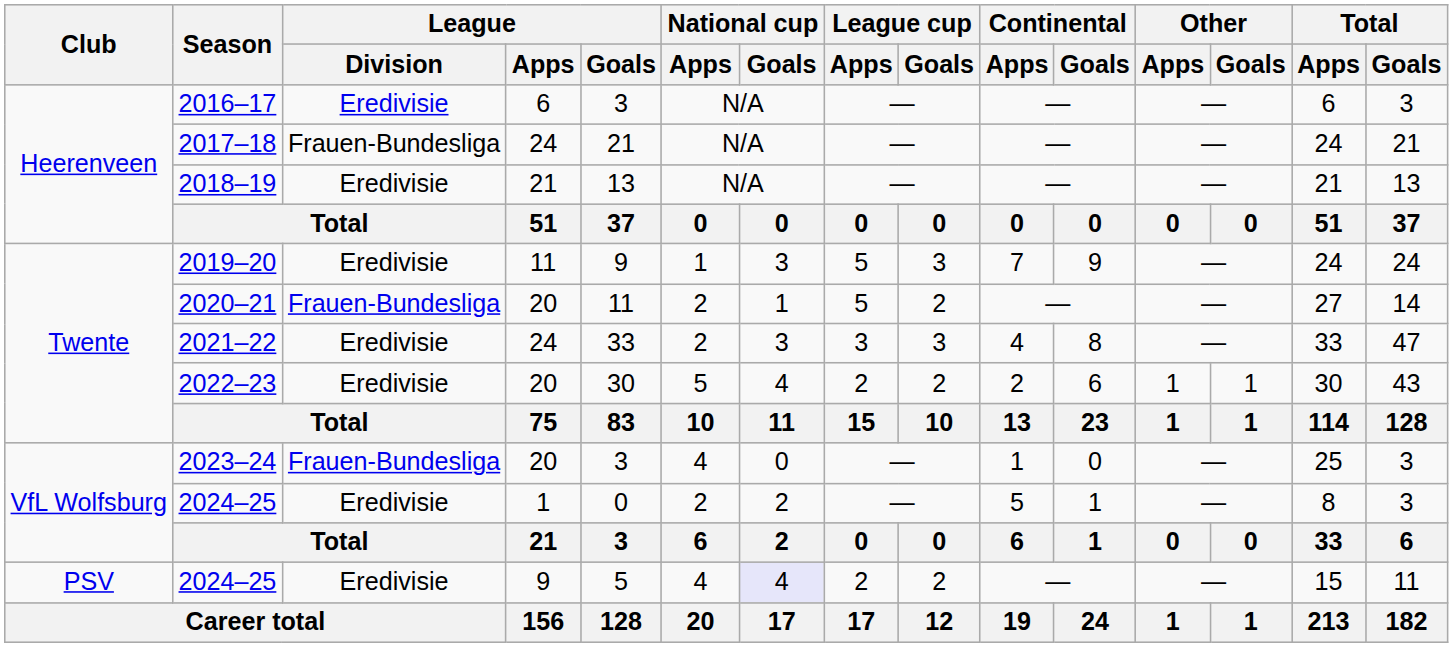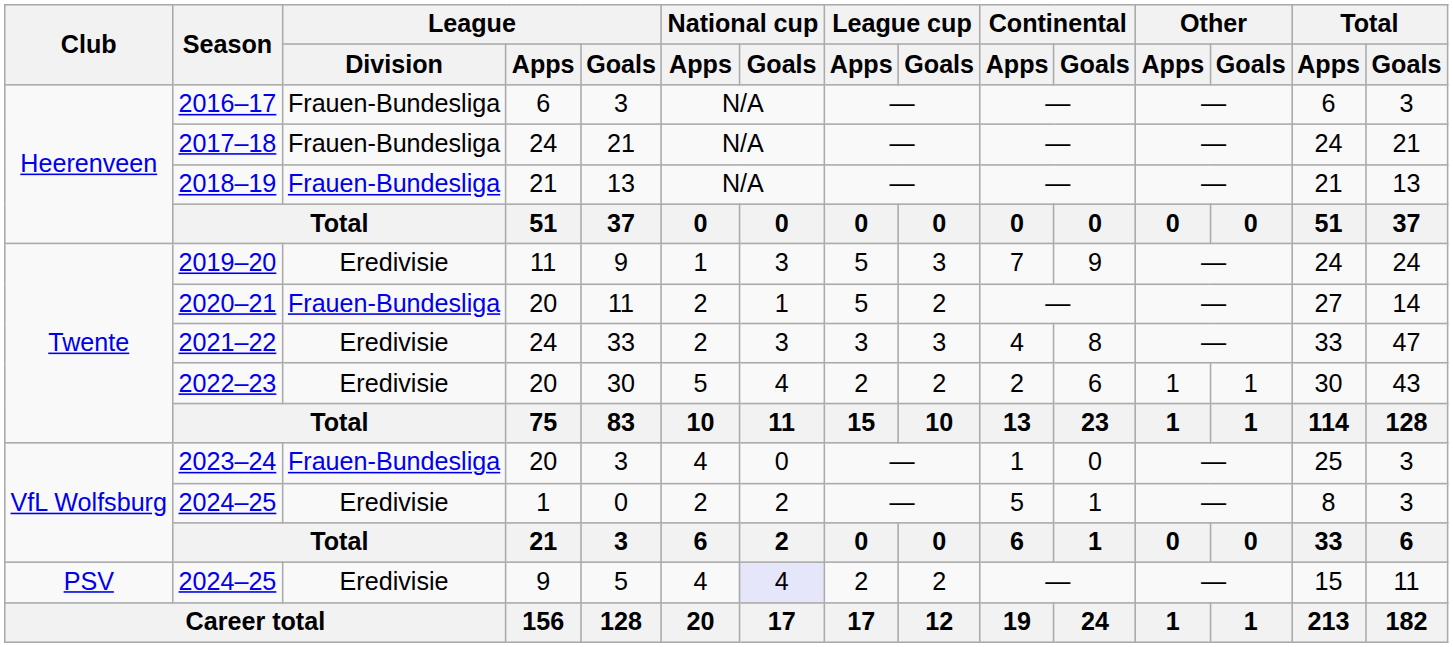(394, 104) Eredivisie -> (394, 104) Frauen-Bundesliga
(394, 183) Eredivisie -> (394, 183) Frauen-Bundesliga
